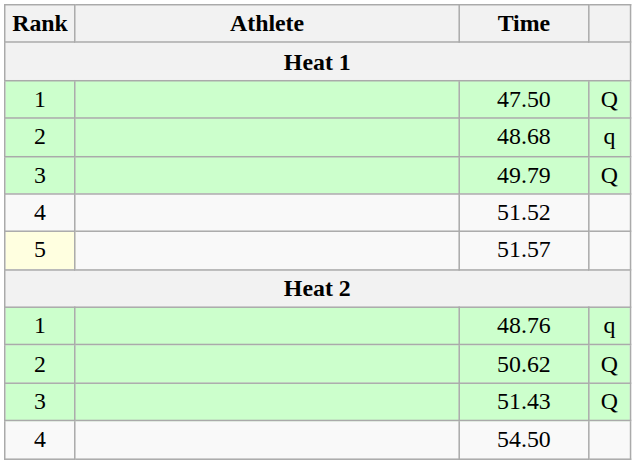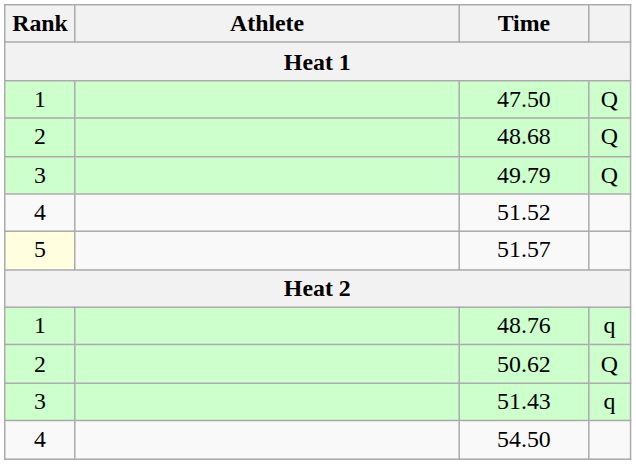(609, 136) q -> (609, 136) Q
(609, 401) Q -> (609, 401) q
